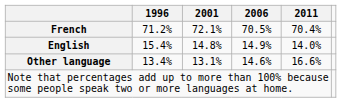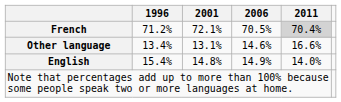(306, 29) no background -> (306, 29) lightgrey background
rows swapped: (69, 46) <-> (69, 62)
